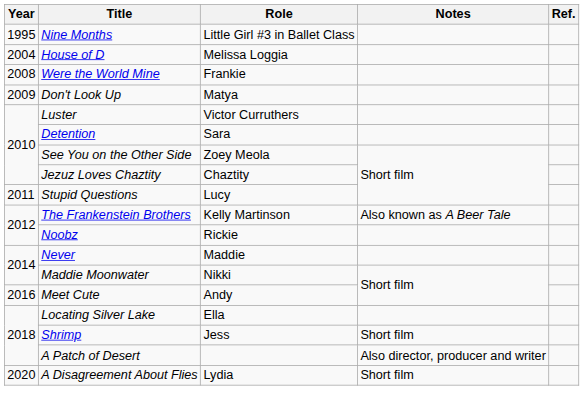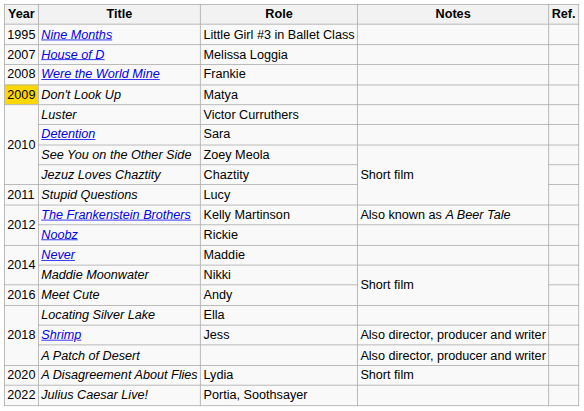(21, 54) 2004 -> (21, 54) 2007
(21, 94) no background -> (21, 94) gold background
(387, 335) Short film -> (453, 335) Also director, producer and writer
+ row: (95, 395)
